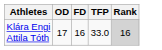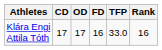+ column: (62, 12)
(125, 33) lightgrey background -> (143, 33) no background
